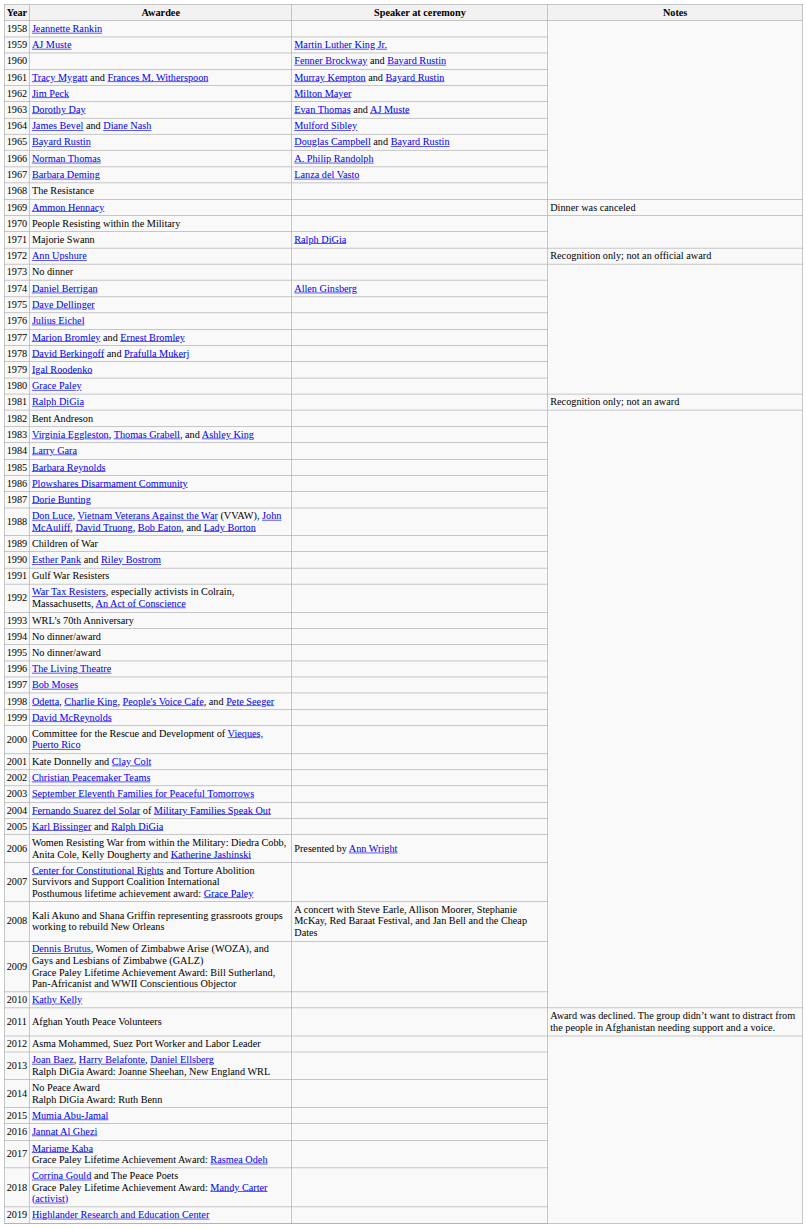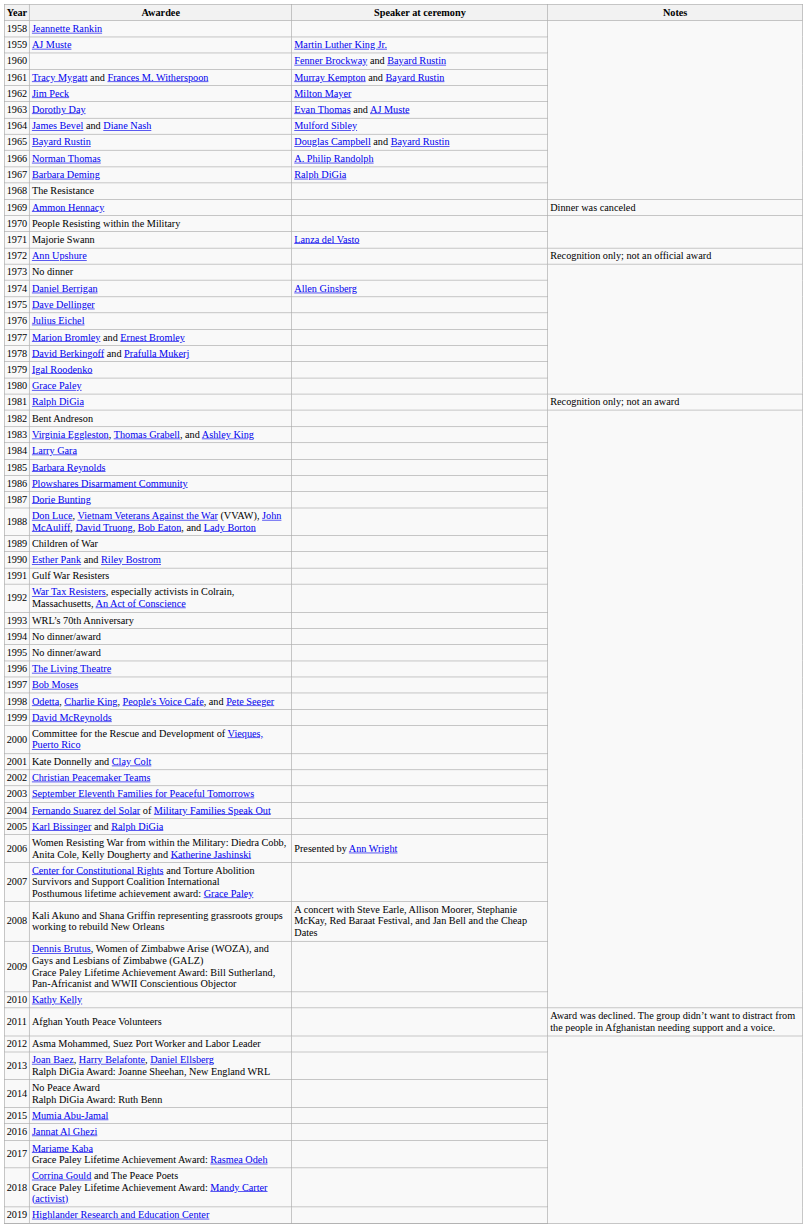(327, 175) Lanza del Vasto -> (320, 175) Ralph DiGia
(320, 239) Ralph DiGia -> (327, 239) Lanza del Vasto
